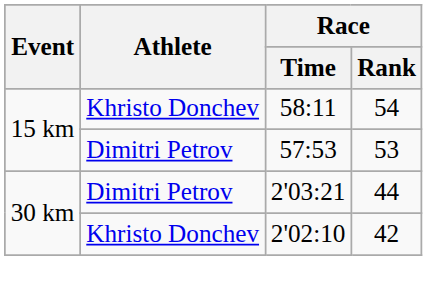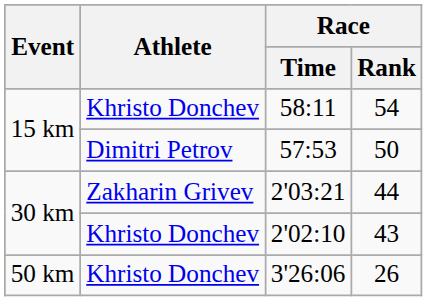(387, 150) 53 -> (387, 150) 50
(159, 191) Dimitri Petrov -> (170, 191) Zakharin Grivev
(387, 233) 42 -> (387, 233) 43
+ row: (308, 275)
